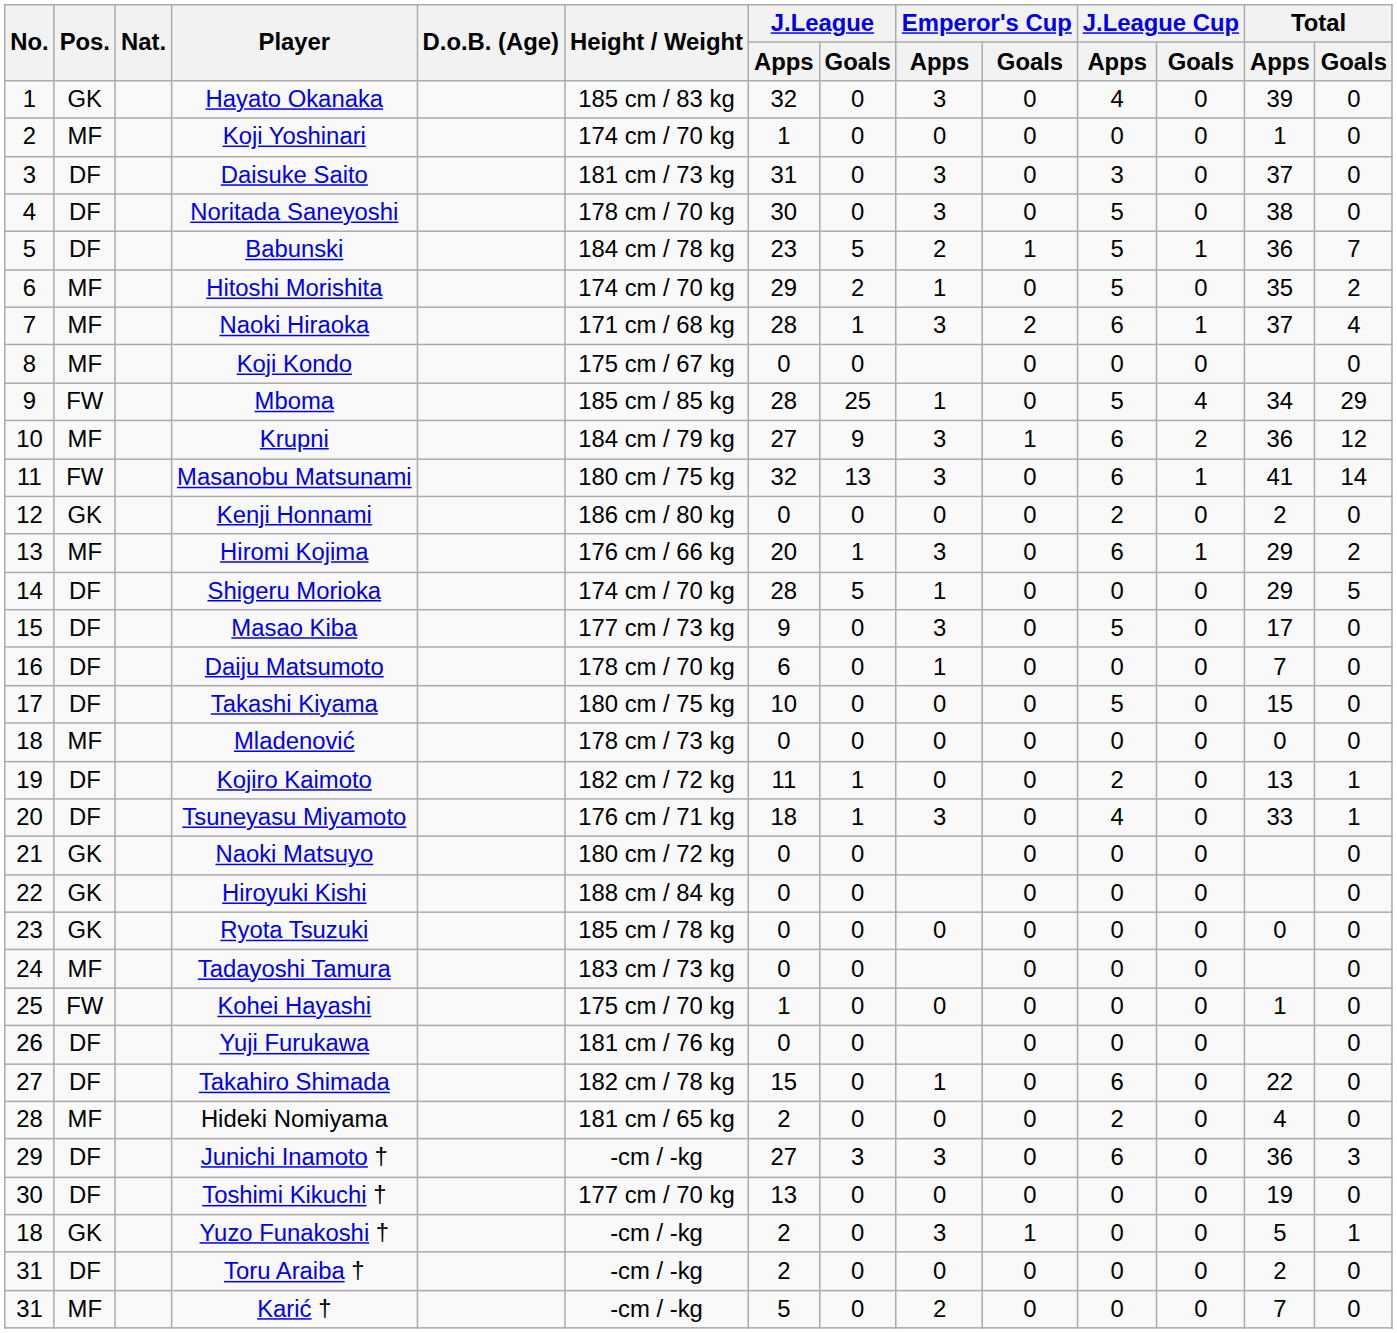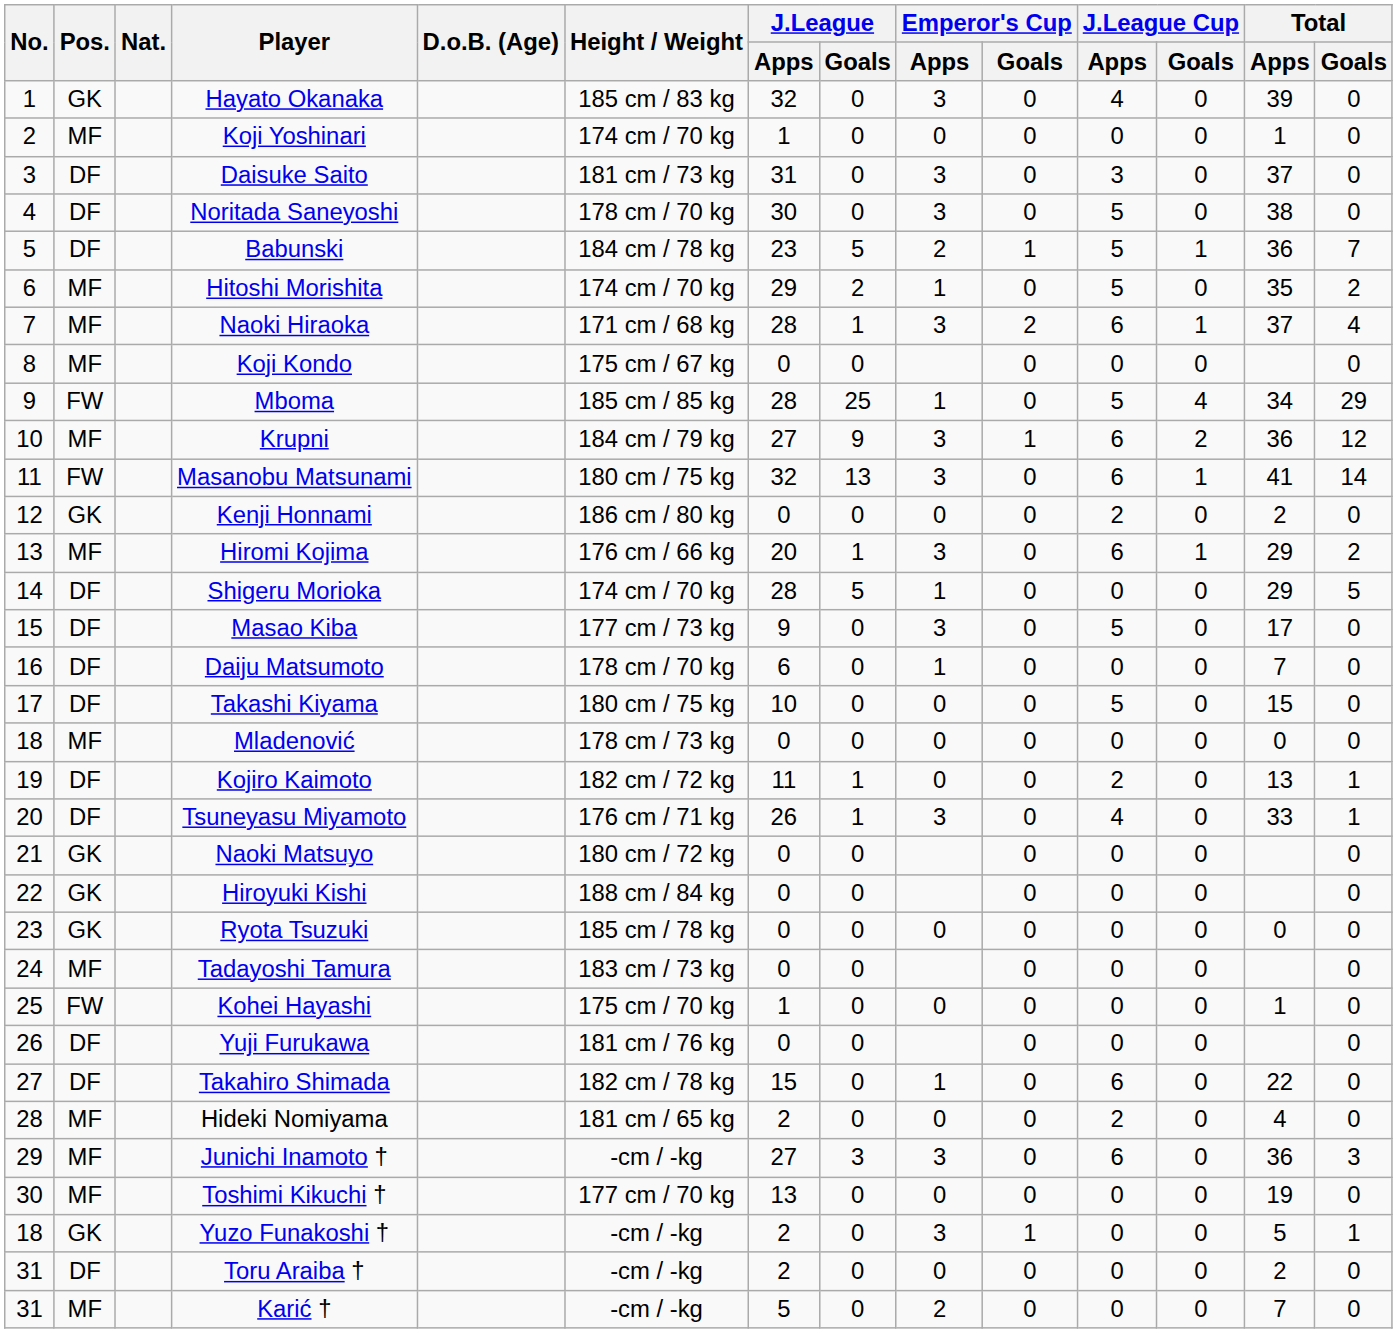(784, 817) 18 -> (784, 817) 26
(85, 1157) DF -> (85, 1157) MF
(85, 1195) DF -> (85, 1195) MF
